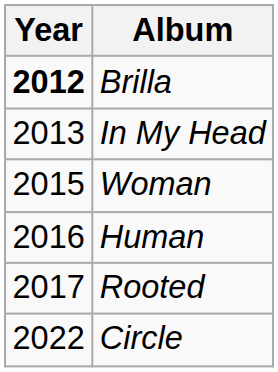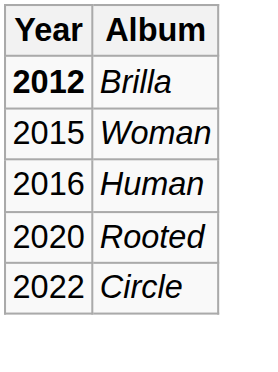- row: (183, 133)
(49, 287) 2017 -> (49, 236) 2020
